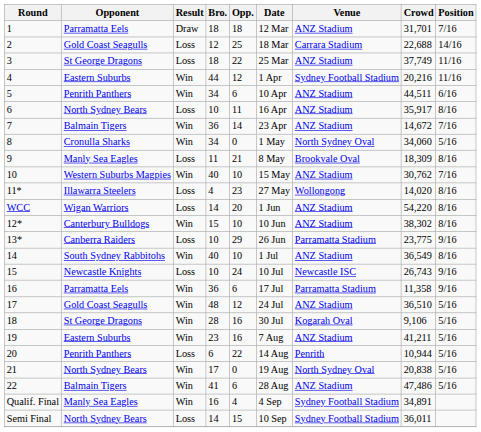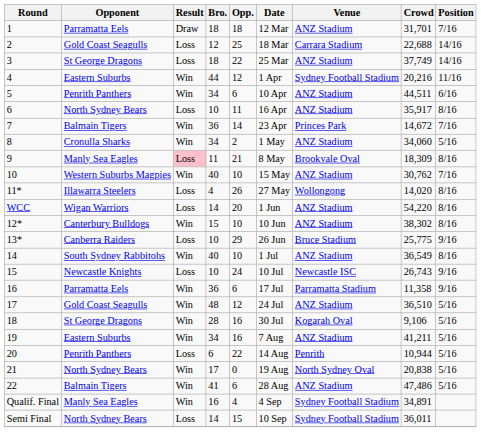(450, 61) 11/16 -> (450, 61) 14/16
(324, 126) ANZ Stadium -> (321, 126) Princes Park
(234, 142) 0 -> (234, 142) 2
(335, 142) North Sydney Oval -> (324, 142) ANZ Stadium
(185, 158) no background -> (185, 158) pink background
(237, 191) 23 -> (237, 191) 26
(335, 239) Parramatta Stadium -> (325, 239) Bruce Stadium
(418, 239) 23,775 -> (418, 239) 25,775
(213, 337) 23 -> (213, 337) 34
